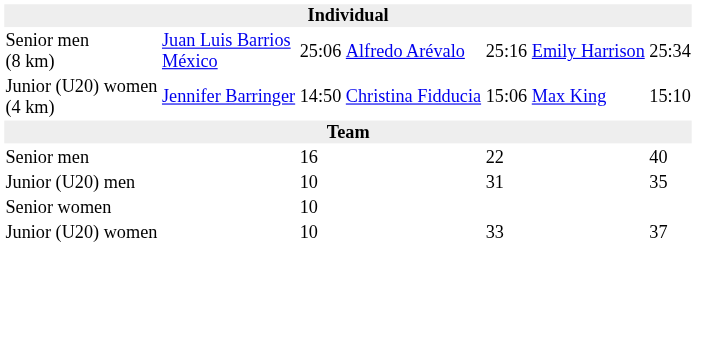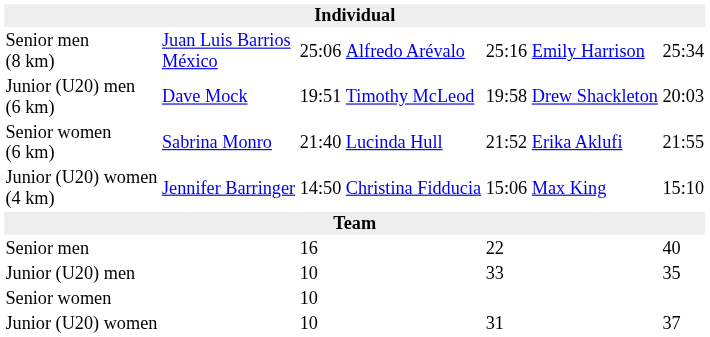+ row: (70, 96)
+ row: (58, 142)
(495, 182) 31 -> (495, 273) 33
(495, 232) 33 -> (495, 323) 31
